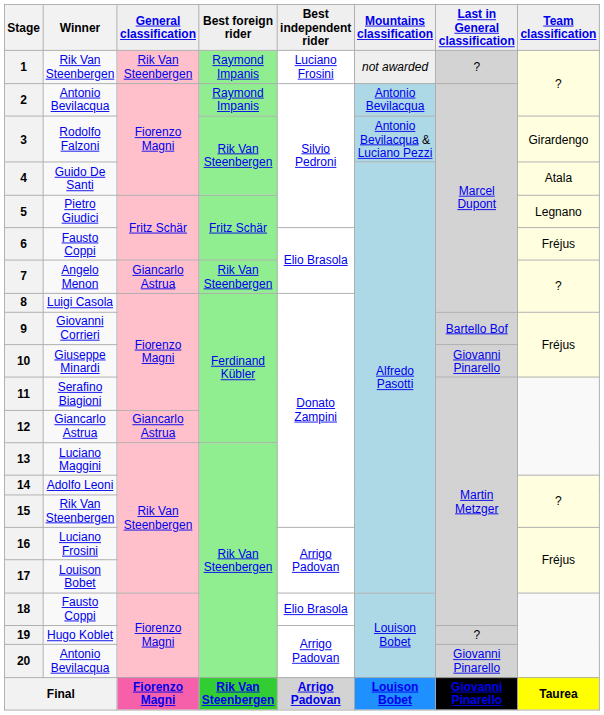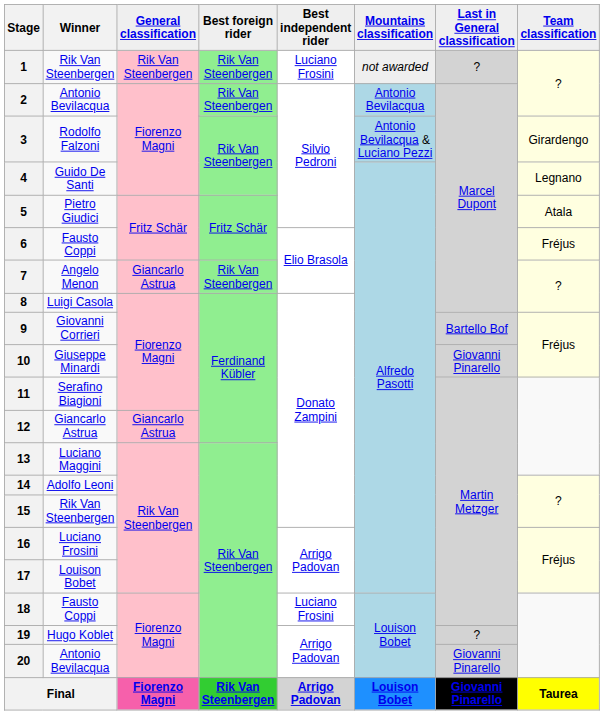(238, 67) Raymond Impanis -> (238, 67) Rik Van Steenbergen
(238, 100) Raymond Impanis -> (238, 100) Rik Van Steenbergen
(558, 179) Atala -> (558, 179) Legnano
(558, 212) Legnano -> (558, 212) Atala
(316, 609) Elio Brasola -> (316, 609) Luciano Frosini
